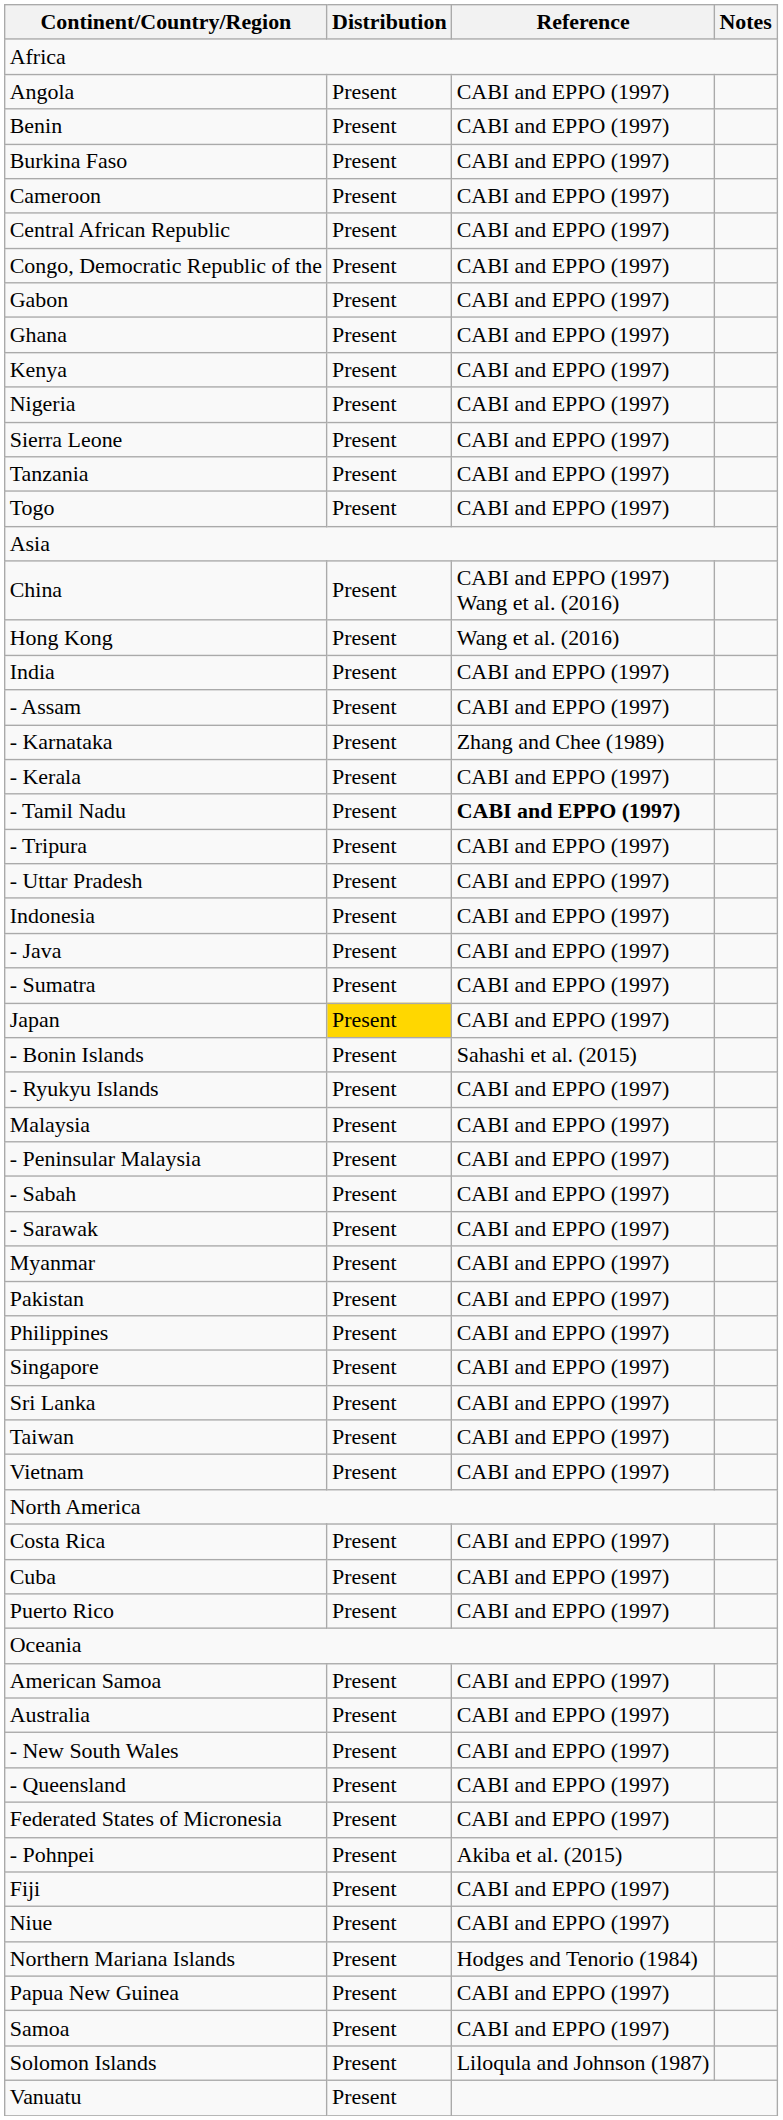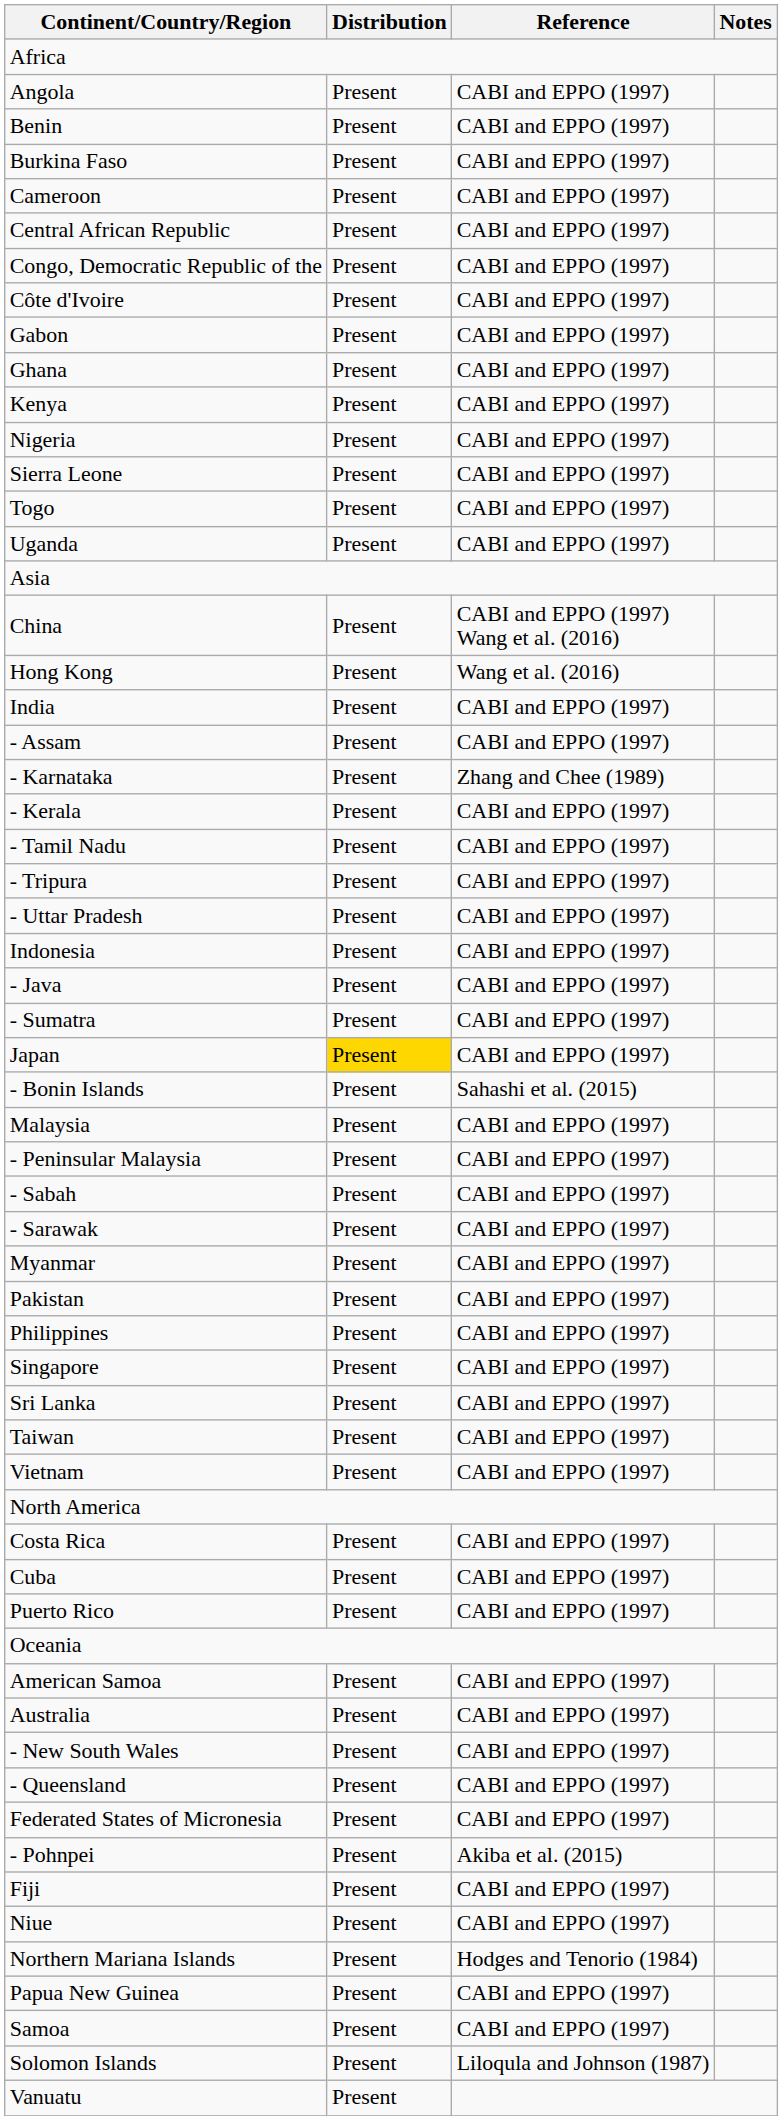+ row: (67, 299)
- row: (49, 473)
+ row: (44, 543)
(568, 811) bold -> (563, 846) normal
- row: (84, 1089)
